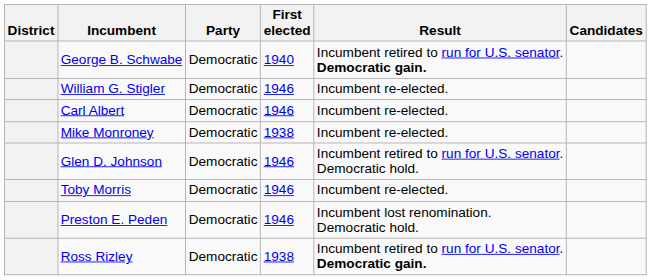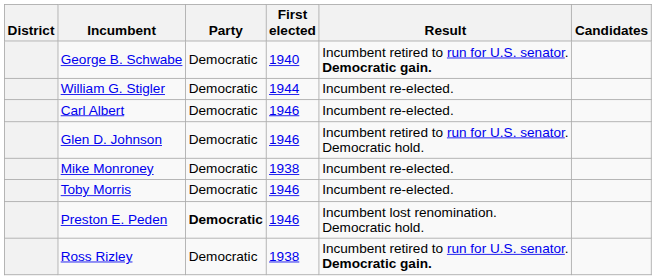(279, 89) 1946 -> (284, 89) 1944
rows swapped: (111, 161) <-> (107, 132)
(223, 219) normal -> (226, 219) bold
